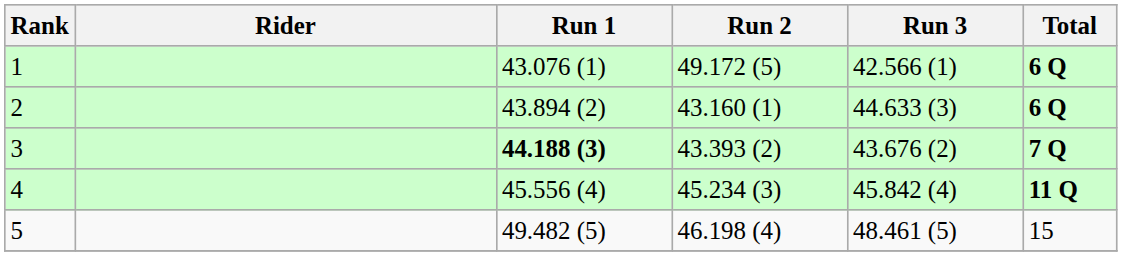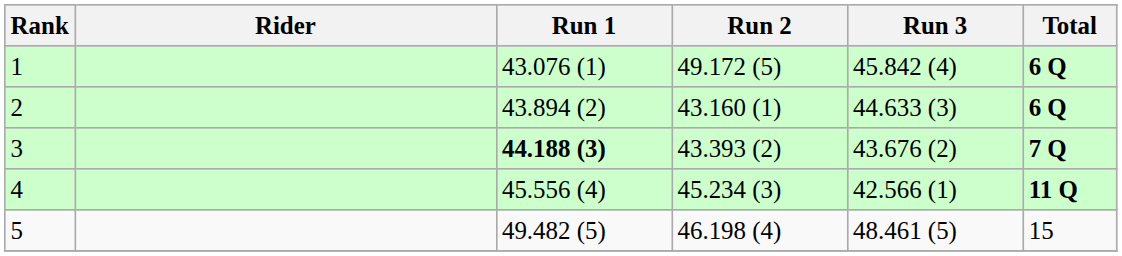(905, 66) 42.566 (1) -> (905, 66) 45.842 (4)
(905, 189) 45.842 (4) -> (905, 189) 42.566 (1)
